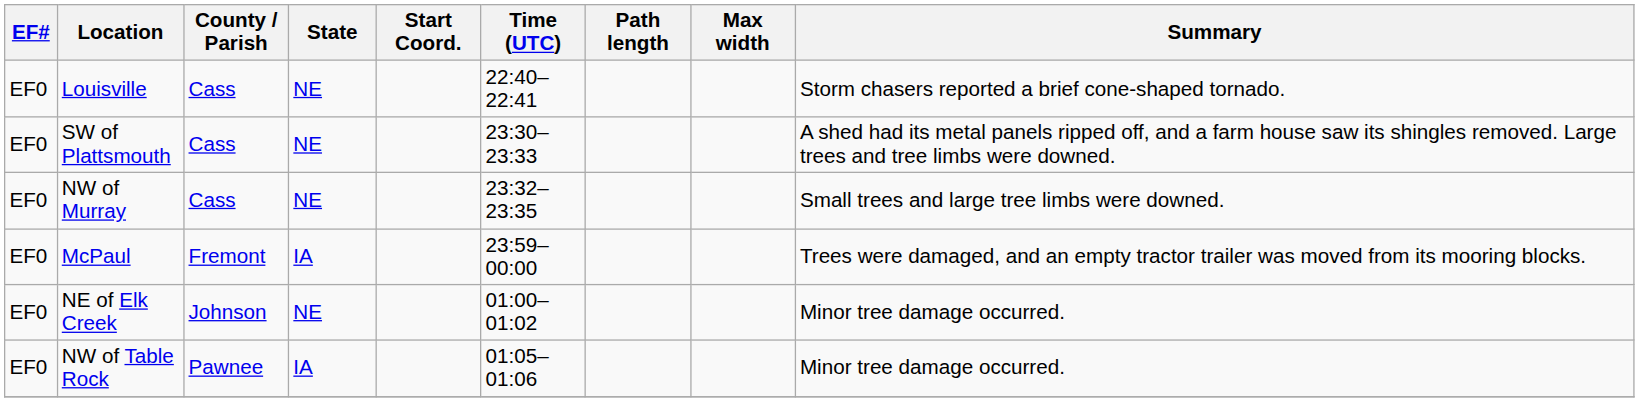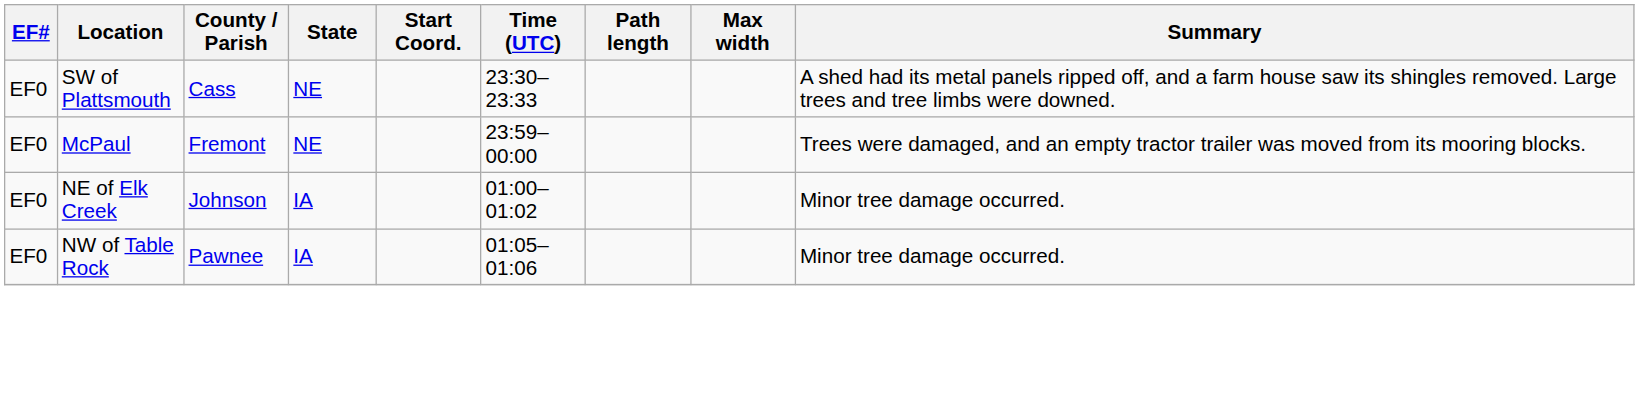- row: (104, 88)
- row: (94, 200)
(303, 256) IA -> (308, 144) NE
(308, 312) NE -> (303, 200) IA
